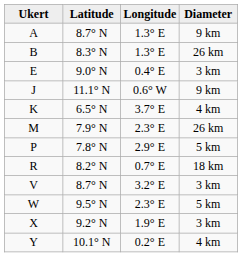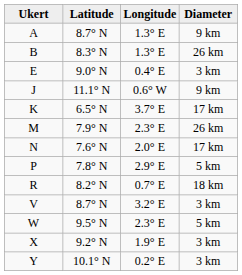(208, 109) 4 km -> (208, 109) 17 km
+ row: (33, 147)
(208, 242) 4 km -> (208, 261) 3 km
